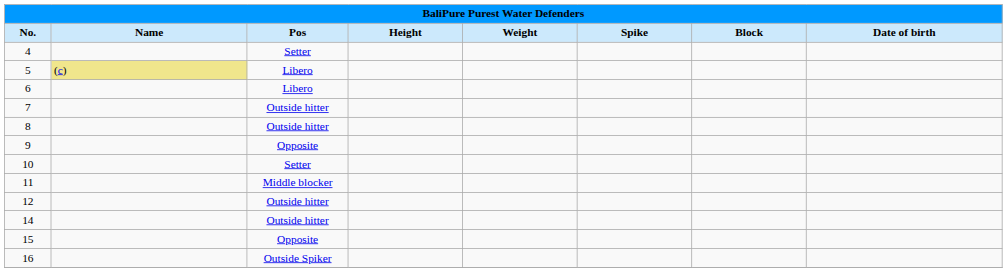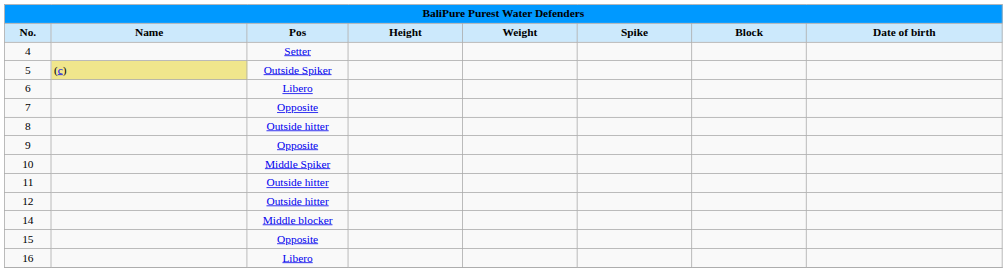(298, 70) Libero -> (298, 70) Outside Spiker
(298, 108) Outside hitter -> (298, 108) Opposite
(298, 164) Setter -> (298, 164) Middle Spiker
(298, 183) Middle blocker -> (298, 183) Outside hitter
(298, 220) Outside hitter -> (298, 220) Middle blocker
(298, 258) Outside Spiker -> (298, 258) Libero
